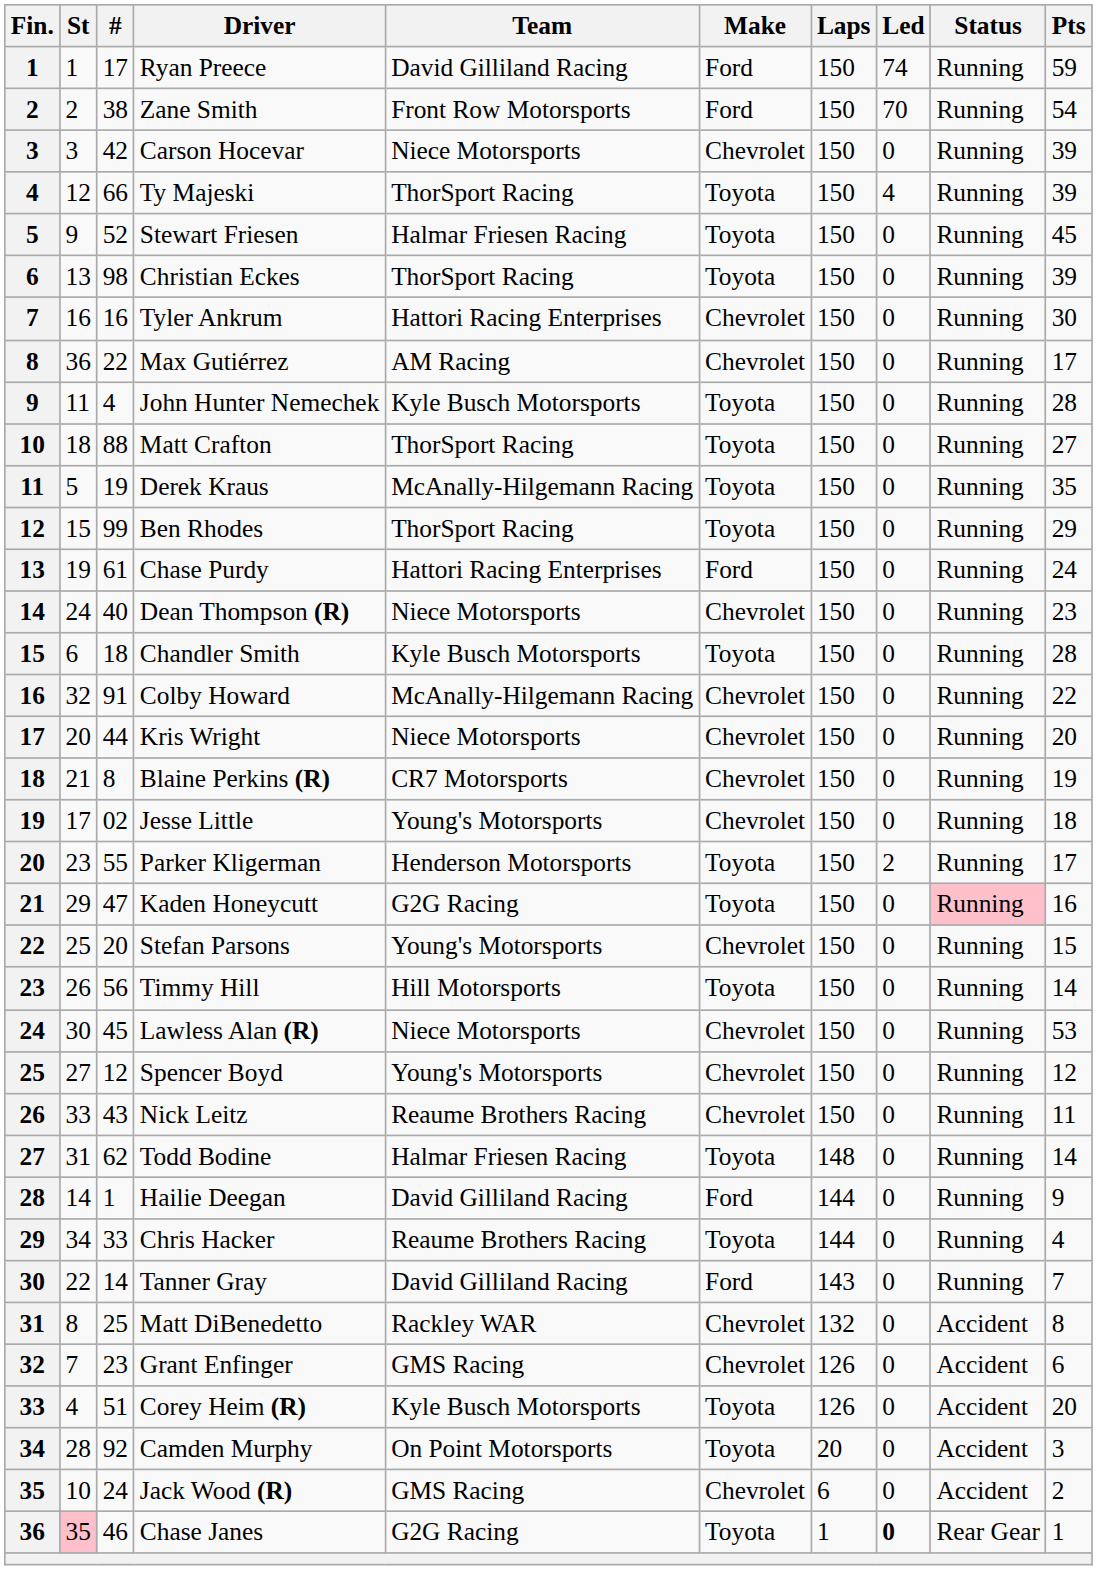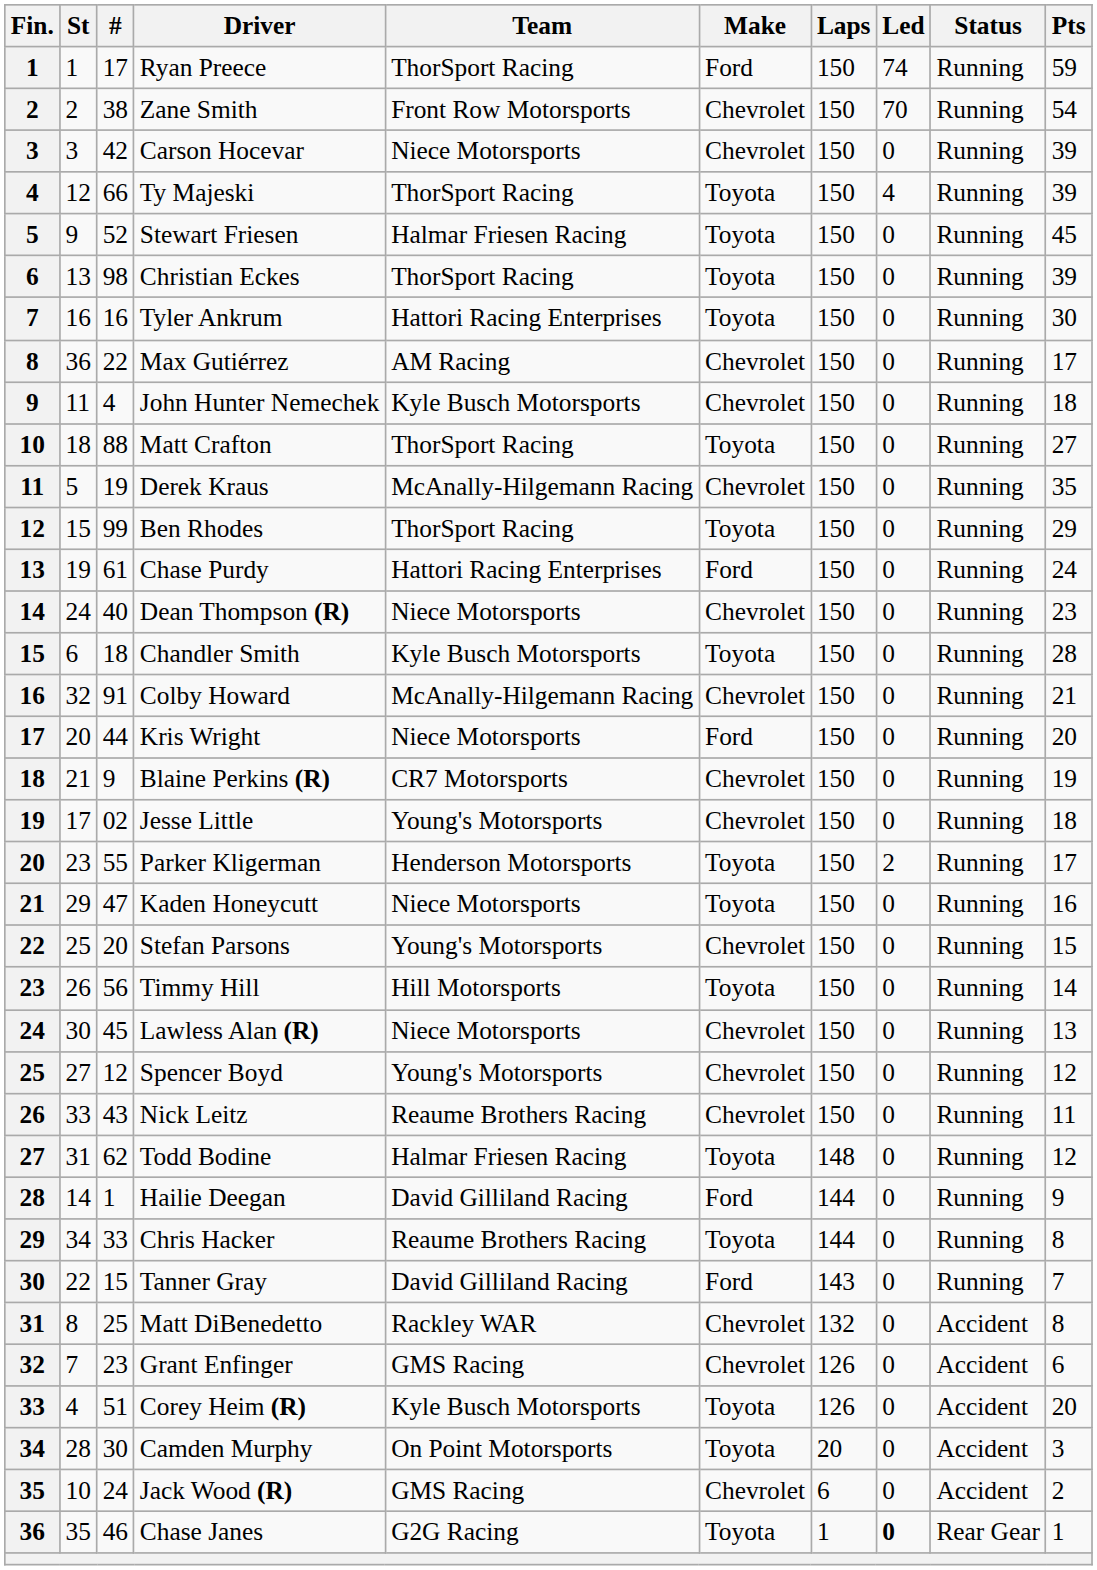(509, 67) David Gilliland Racing -> (482, 67) ThorSport Racing
(729, 109) Ford -> (755, 109) Chevrolet
(755, 318) Chevrolet -> (740, 318) Toyota
(740, 402) Toyota -> (755, 402) Chevrolet
(1064, 402) 28 -> (1064, 402) 18
(740, 486) Toyota -> (755, 486) Chevrolet
(1064, 695) 22 -> (1064, 695) 21
(755, 737) Chevrolet -> (729, 737) Ford
(109, 778) 8 -> (109, 778) 9
(455, 904) G2G Racing -> (486, 904) Niece Motorsports
(980, 904) pink background -> (980, 904) no background
(1064, 1030) 53 -> (1064, 1030) 13
(1064, 1155) 14 -> (1064, 1155) 12
(1058, 1239) 4 -> (1058, 1239) 8
(115, 1281) 14 -> (115, 1281) 15
(115, 1448) 92 -> (115, 1448) 30
(78, 1532) pink background -> (78, 1532) no background
